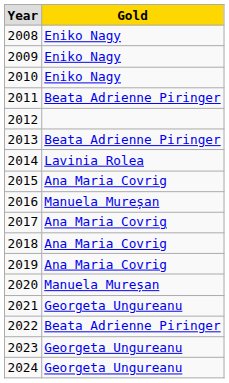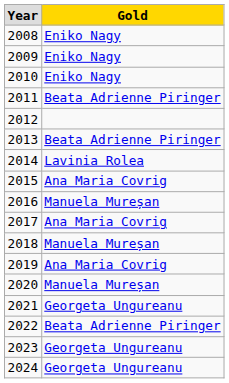(106, 243) Ana Maria Covrig -> (102, 243) Manuela Mureșan
